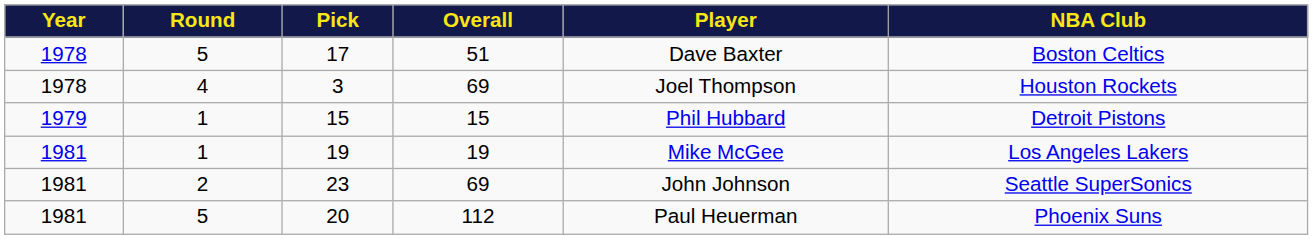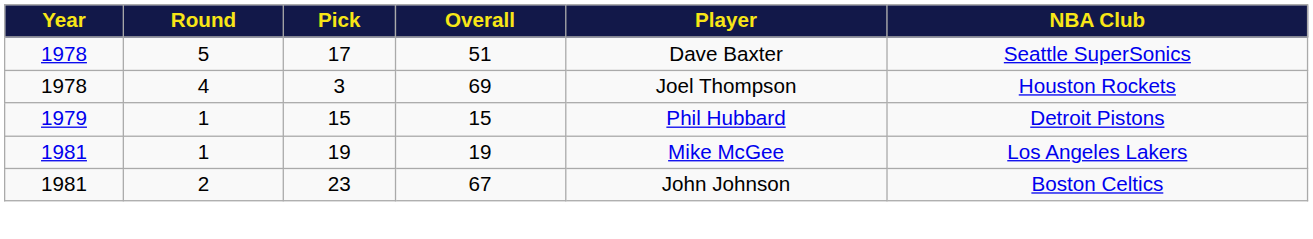(1098, 53) Boston Celtics -> (1097, 53) Seattle SuperSonics
(478, 184) 69 -> (480, 184) 67
(1098, 184) Seattle SuperSonics -> (1097, 184) Boston Celtics
- row: (338, 217)
